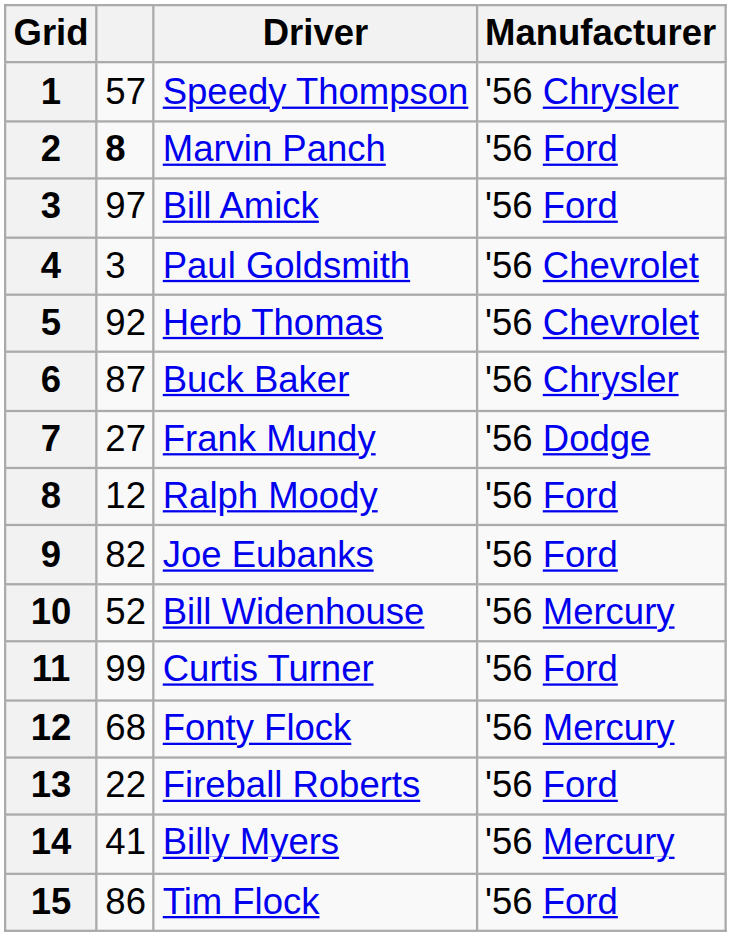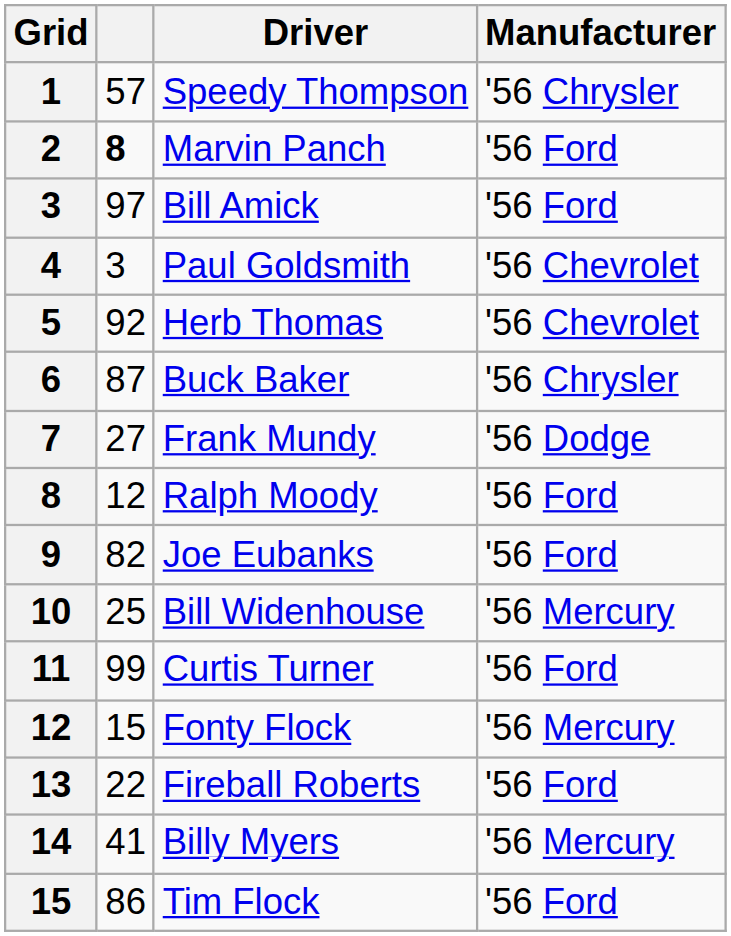(126, 611) 52 -> (126, 611) 25
(126, 727) 68 -> (126, 727) 15
